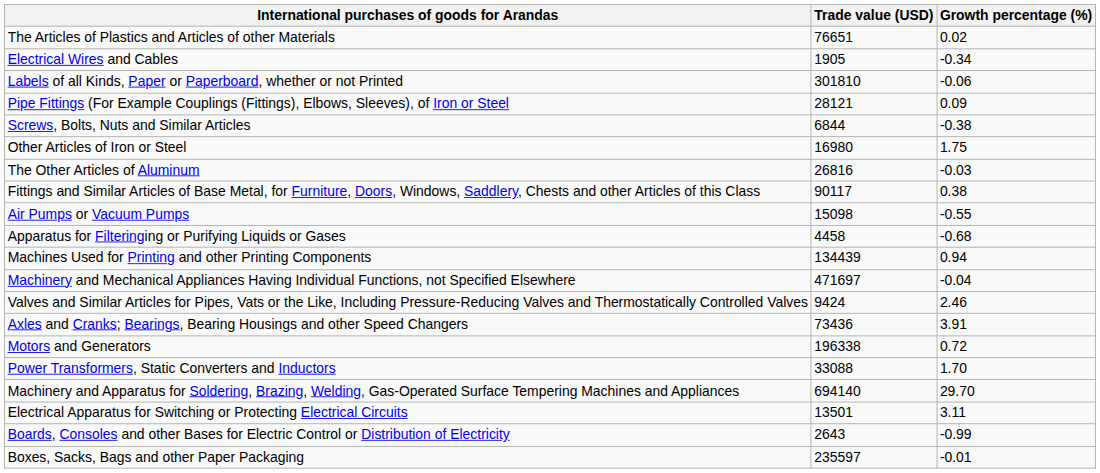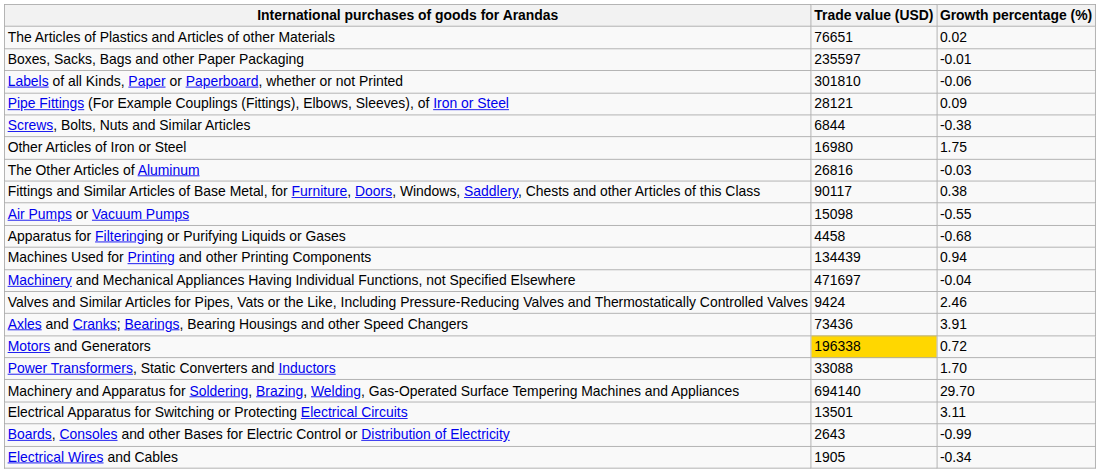rows swapped: (156, 457) <-> (93, 59)
(838, 346) no background -> (838, 346) gold background
